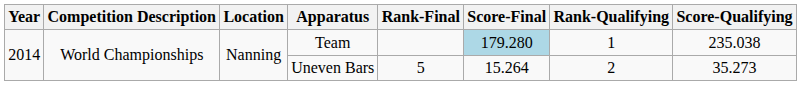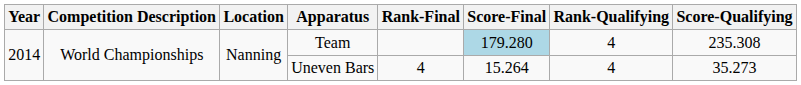(611, 42) 1 -> (611, 42) 4
(735, 42) 235.038 -> (735, 42) 235.308
(421, 67) 5 -> (421, 67) 4
(611, 67) 2 -> (611, 67) 4
